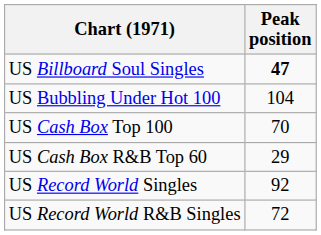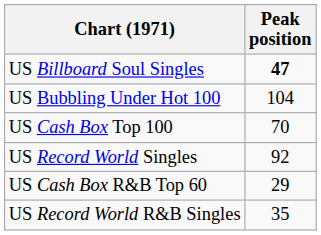rows swapped: (108, 156) <-> (103, 185)
(280, 214) 72 -> (280, 214) 35
